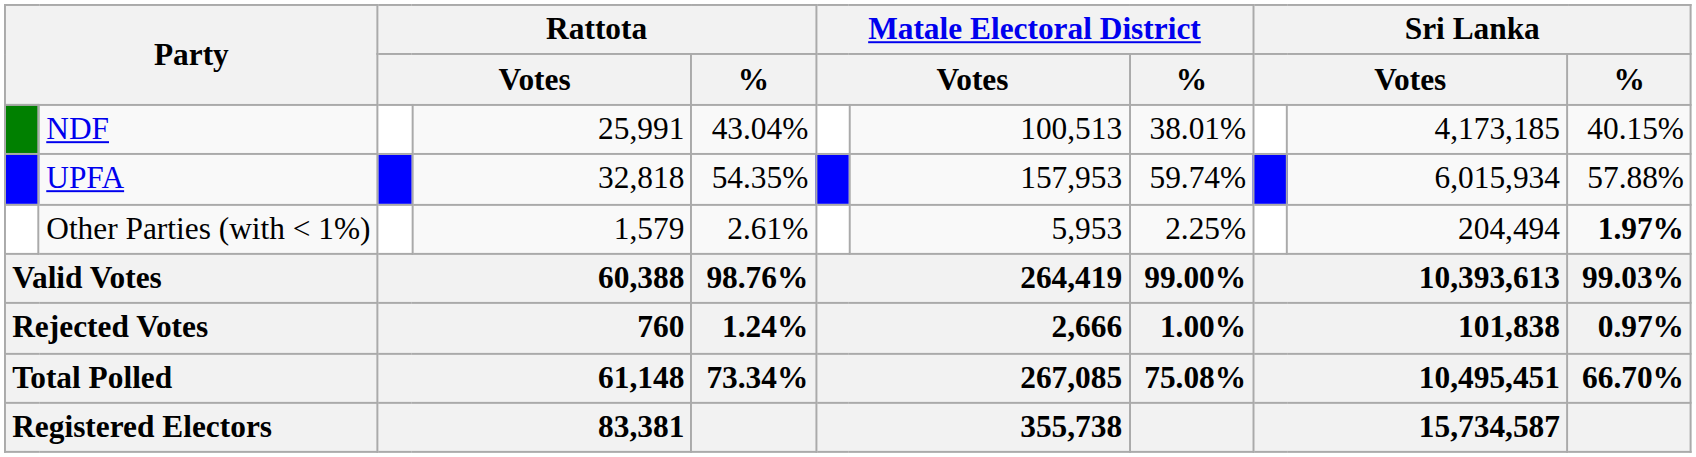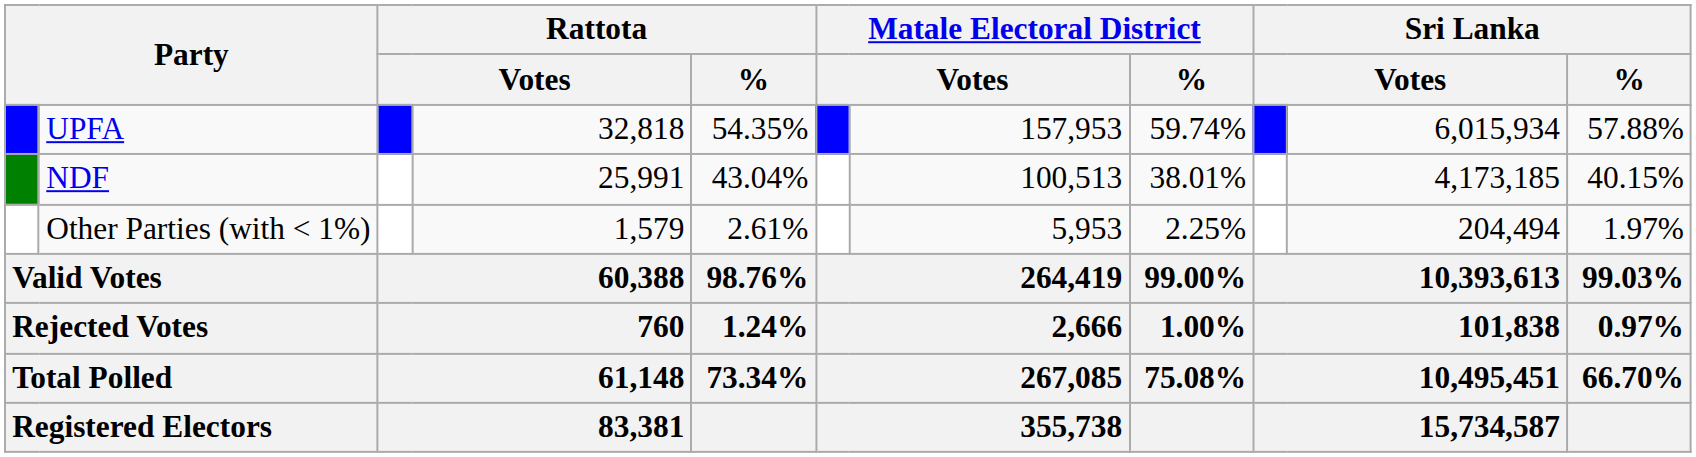rows swapped: (85, 178) <-> (78, 128)
(1641, 228) bold -> (1643, 228) normal
